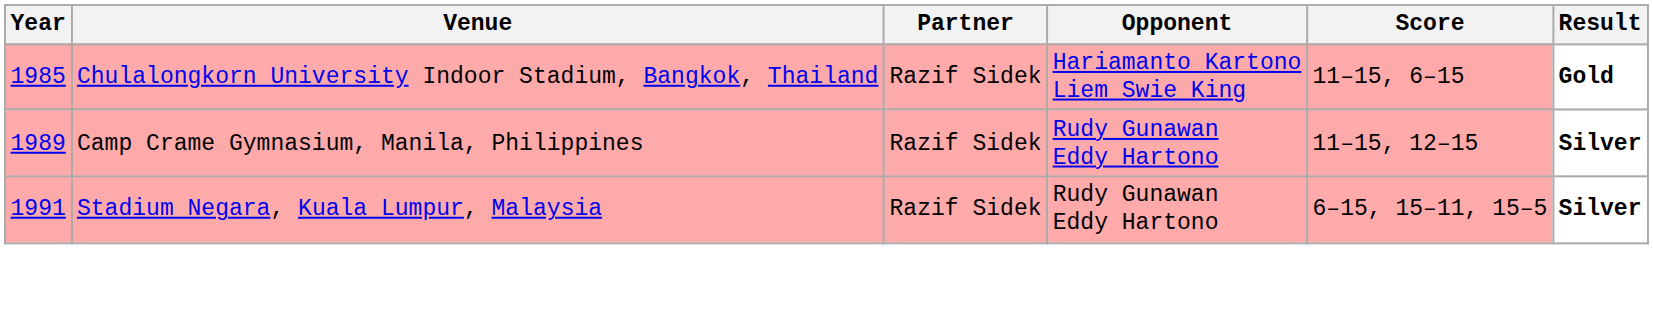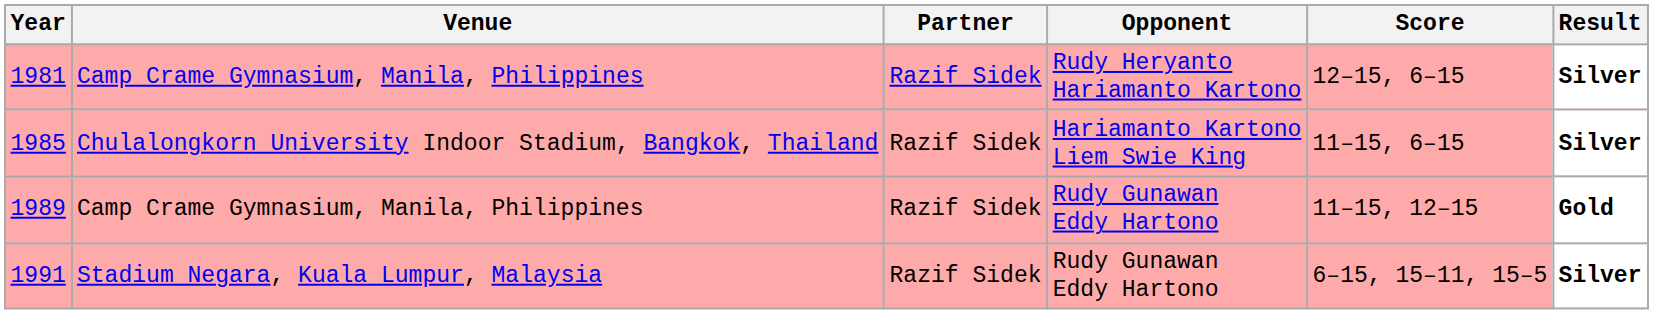+ row: (38, 77)
(1586, 77) Gold -> (1600, 143) Silver
(1600, 143) Silver -> (1586, 209) Gold
